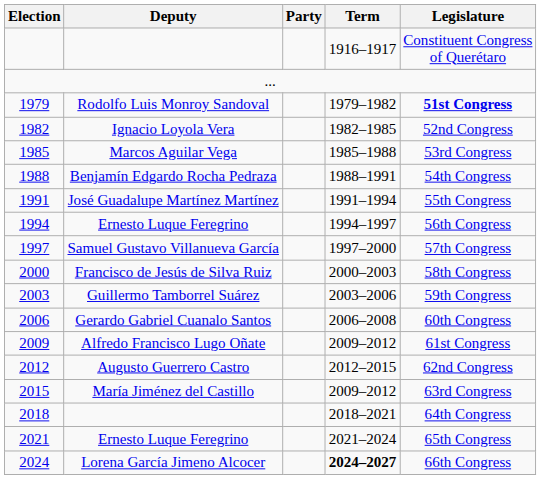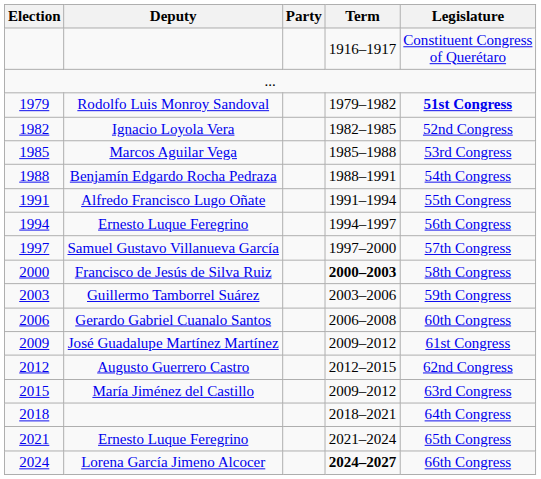(173, 200) José Guadalupe Martínez Martínez -> (173, 200) Alfredo Francisco Lugo Oñate
(363, 271) normal -> (363, 271) bold
(173, 343) Alfredo Francisco Lugo Oñate -> (173, 343) José Guadalupe Martínez Martínez
